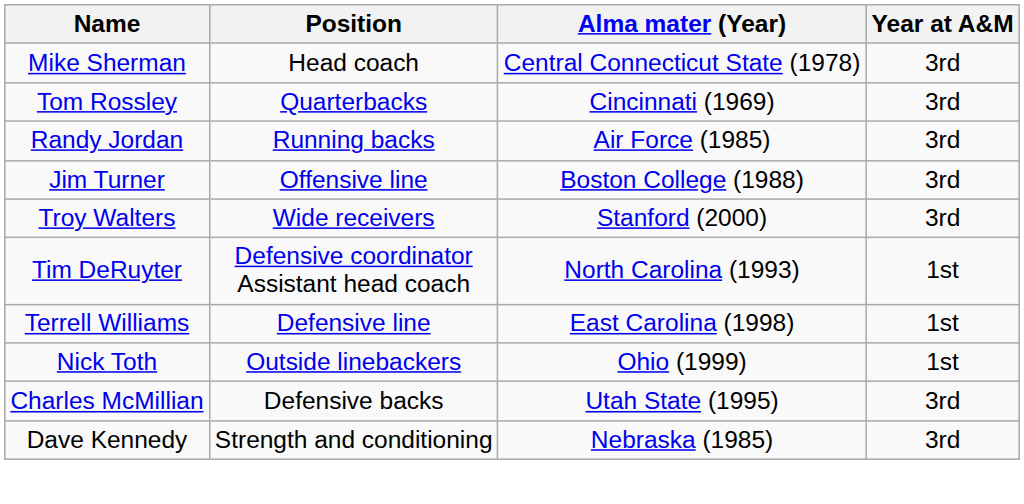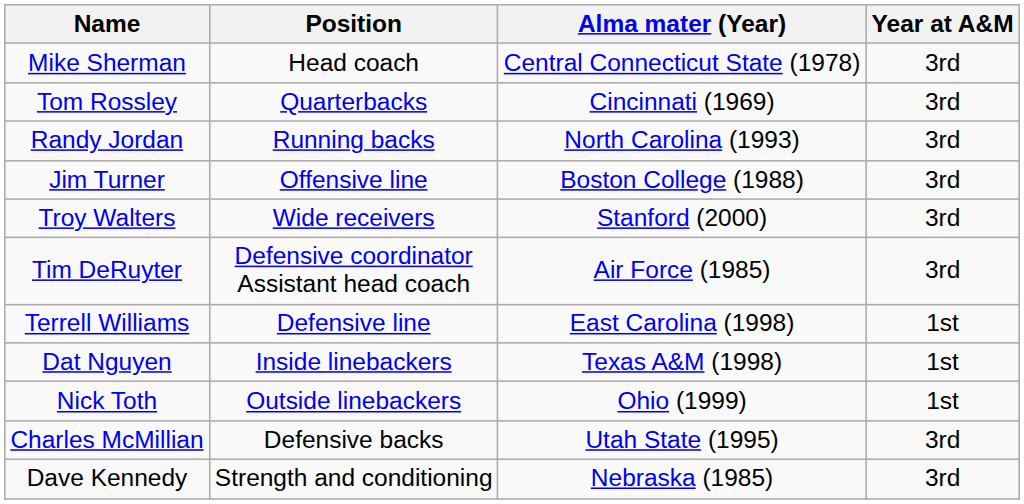(682, 140) Air Force (1985) -> (682, 140) North Carolina (1993)
(682, 270) North Carolina (1993) -> (682, 270) Air Force (1985)
(943, 270) 1st -> (943, 270) 3rd
+ row: (107, 362)
